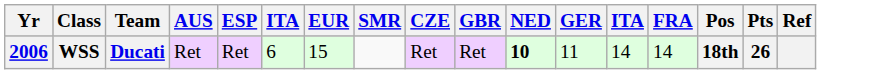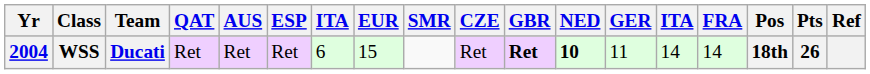+ column: (194, 20)
(29, 51) 2006 -> (29, 51) 2004
(473, 51) normal -> (523, 51) bold
